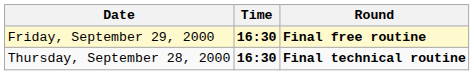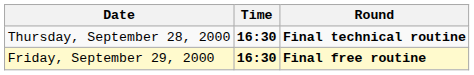rows swapped: (119, 59) <-> (111, 37)
